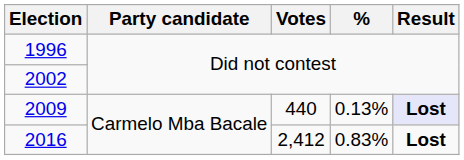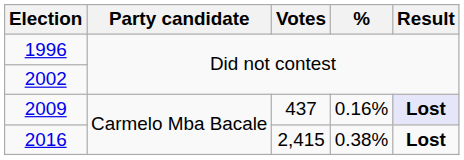(301, 109) 440 -> (301, 109) 437
(362, 109) 0.13% -> (362, 109) 0.16%
(301, 139) 2,412 -> (301, 139) 2,415
(362, 139) 0.83% -> (362, 139) 0.38%
